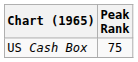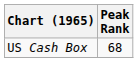(115, 48) 75 -> (115, 48) 68
